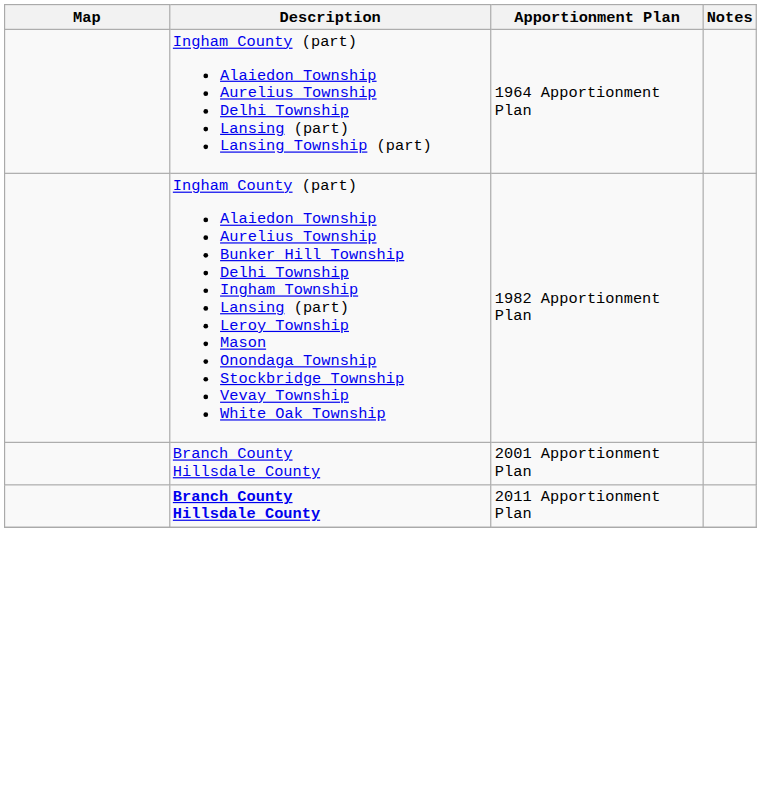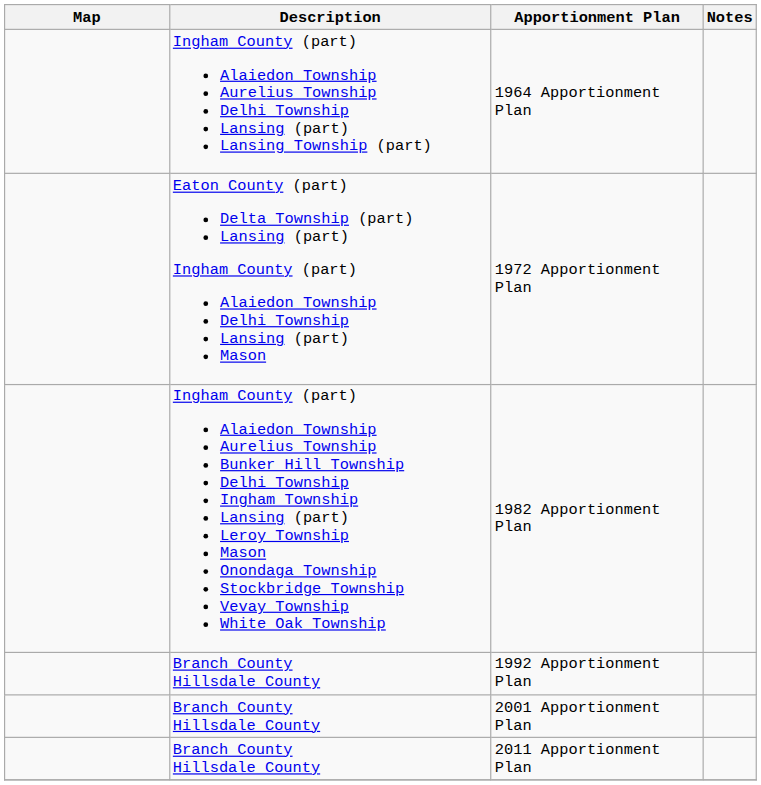+ row: (578, 279)
+ row: (578, 673)
(247, 506) bold -> (247, 759) normal
